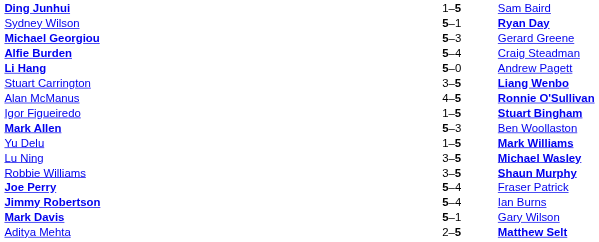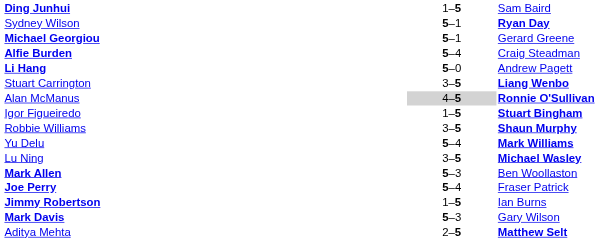(452, 38) 5–3 -> (452, 38) 5–1
(452, 98) no background -> (452, 98) lightgrey background
rows swapped: (33, 128) <-> (45, 173)
(452, 143) 1–5 -> (452, 143) 5–4
(452, 202) 5–4 -> (452, 202) 1–5
(452, 217) 5–1 -> (452, 217) 5–3
